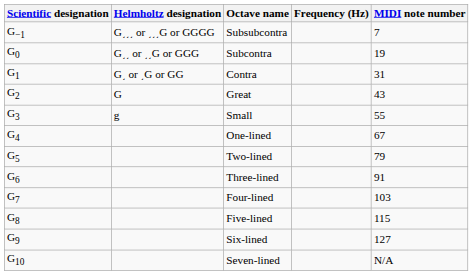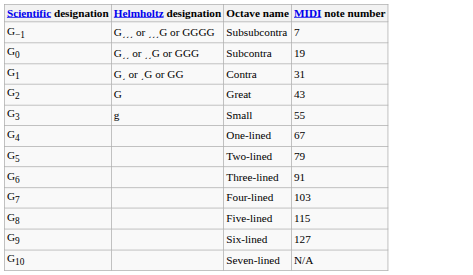- column: (331, 13)
